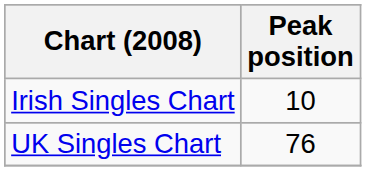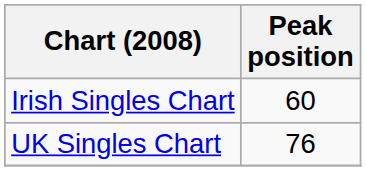(300, 100) 10 -> (300, 100) 60
